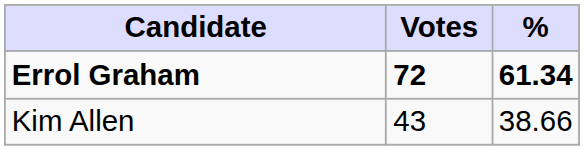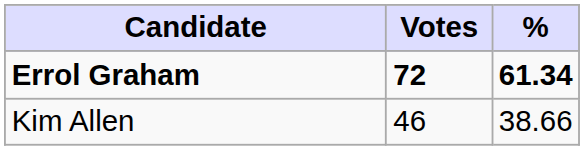(410, 121) 43 -> (410, 121) 46
